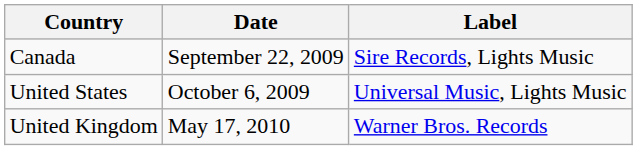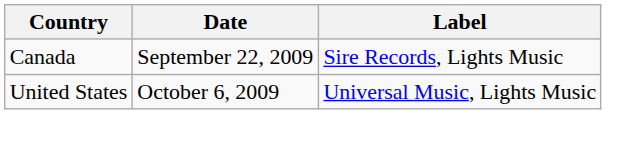- row: (84, 126)
